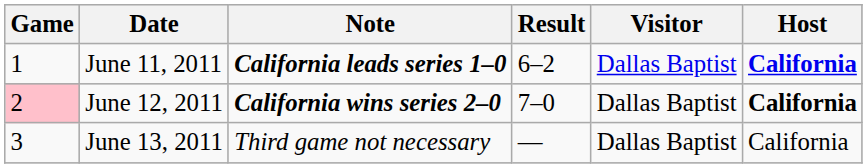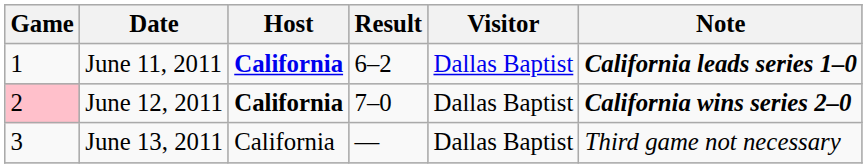columns swapped: (802, 24) <-> (370, 24)
